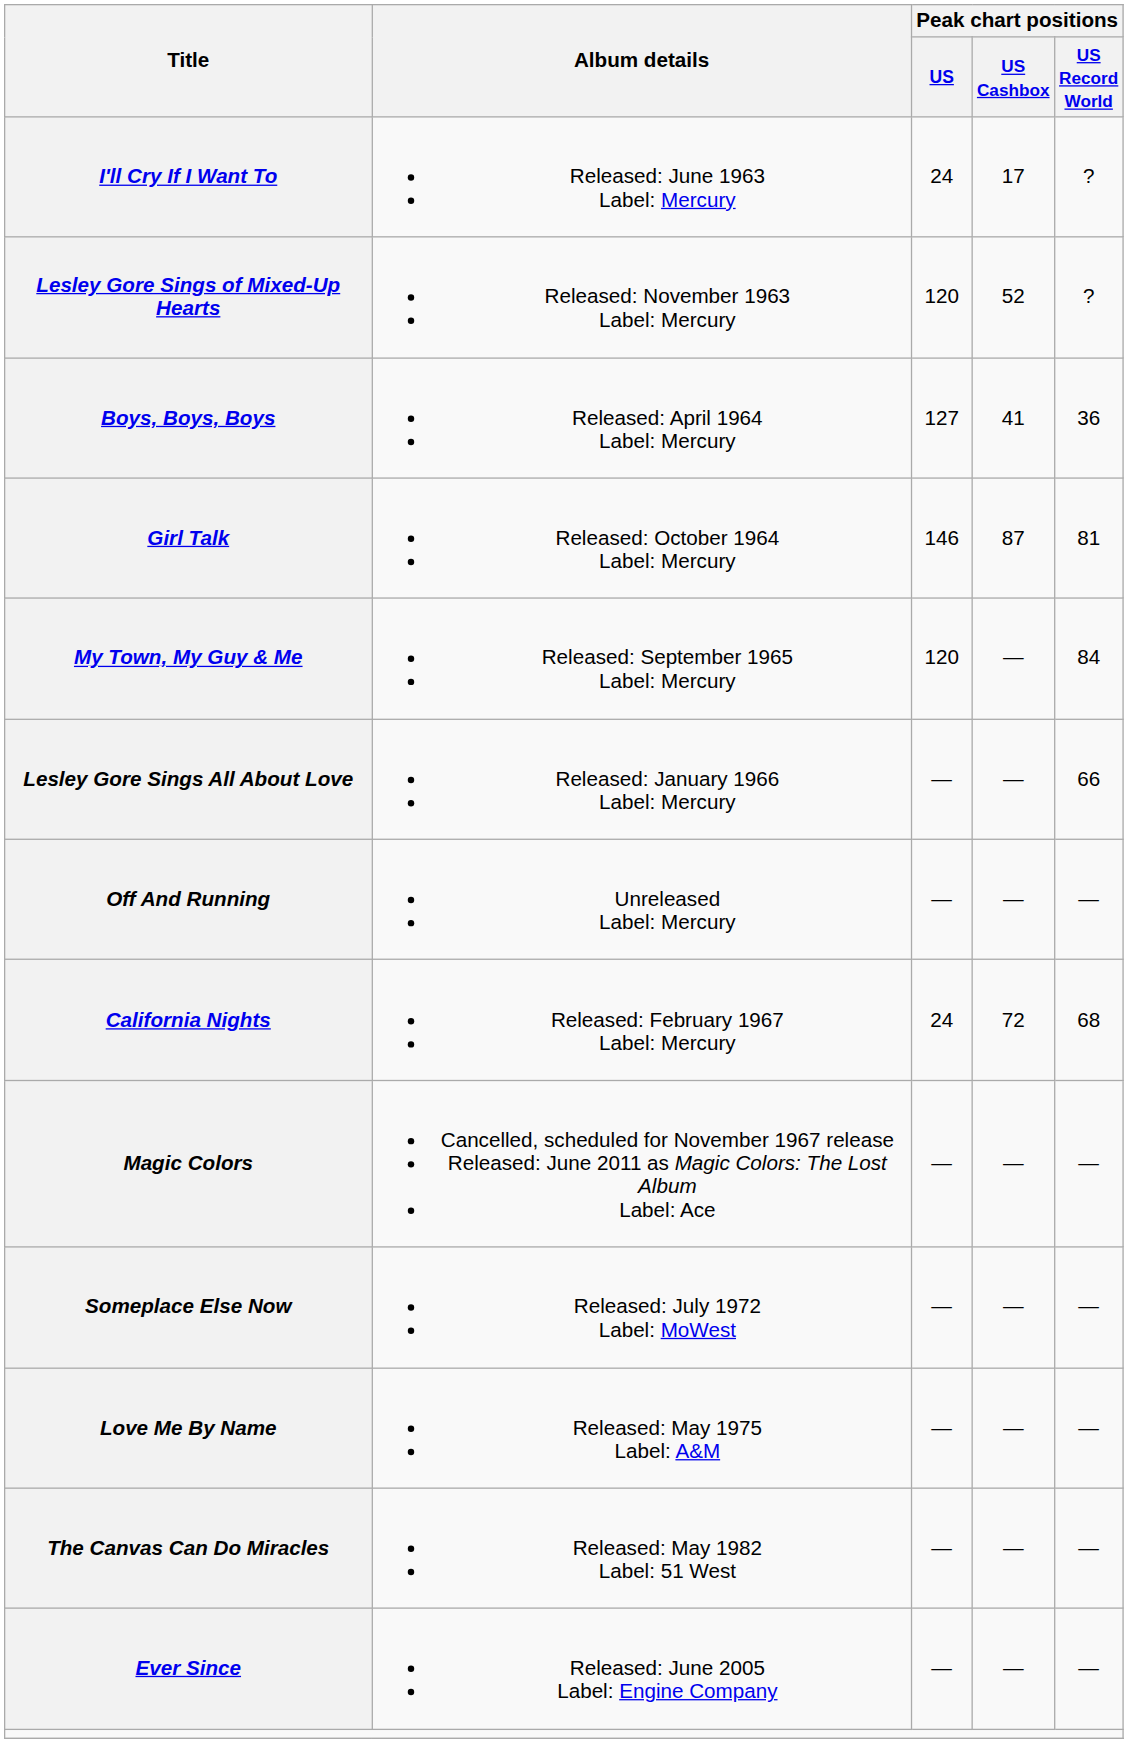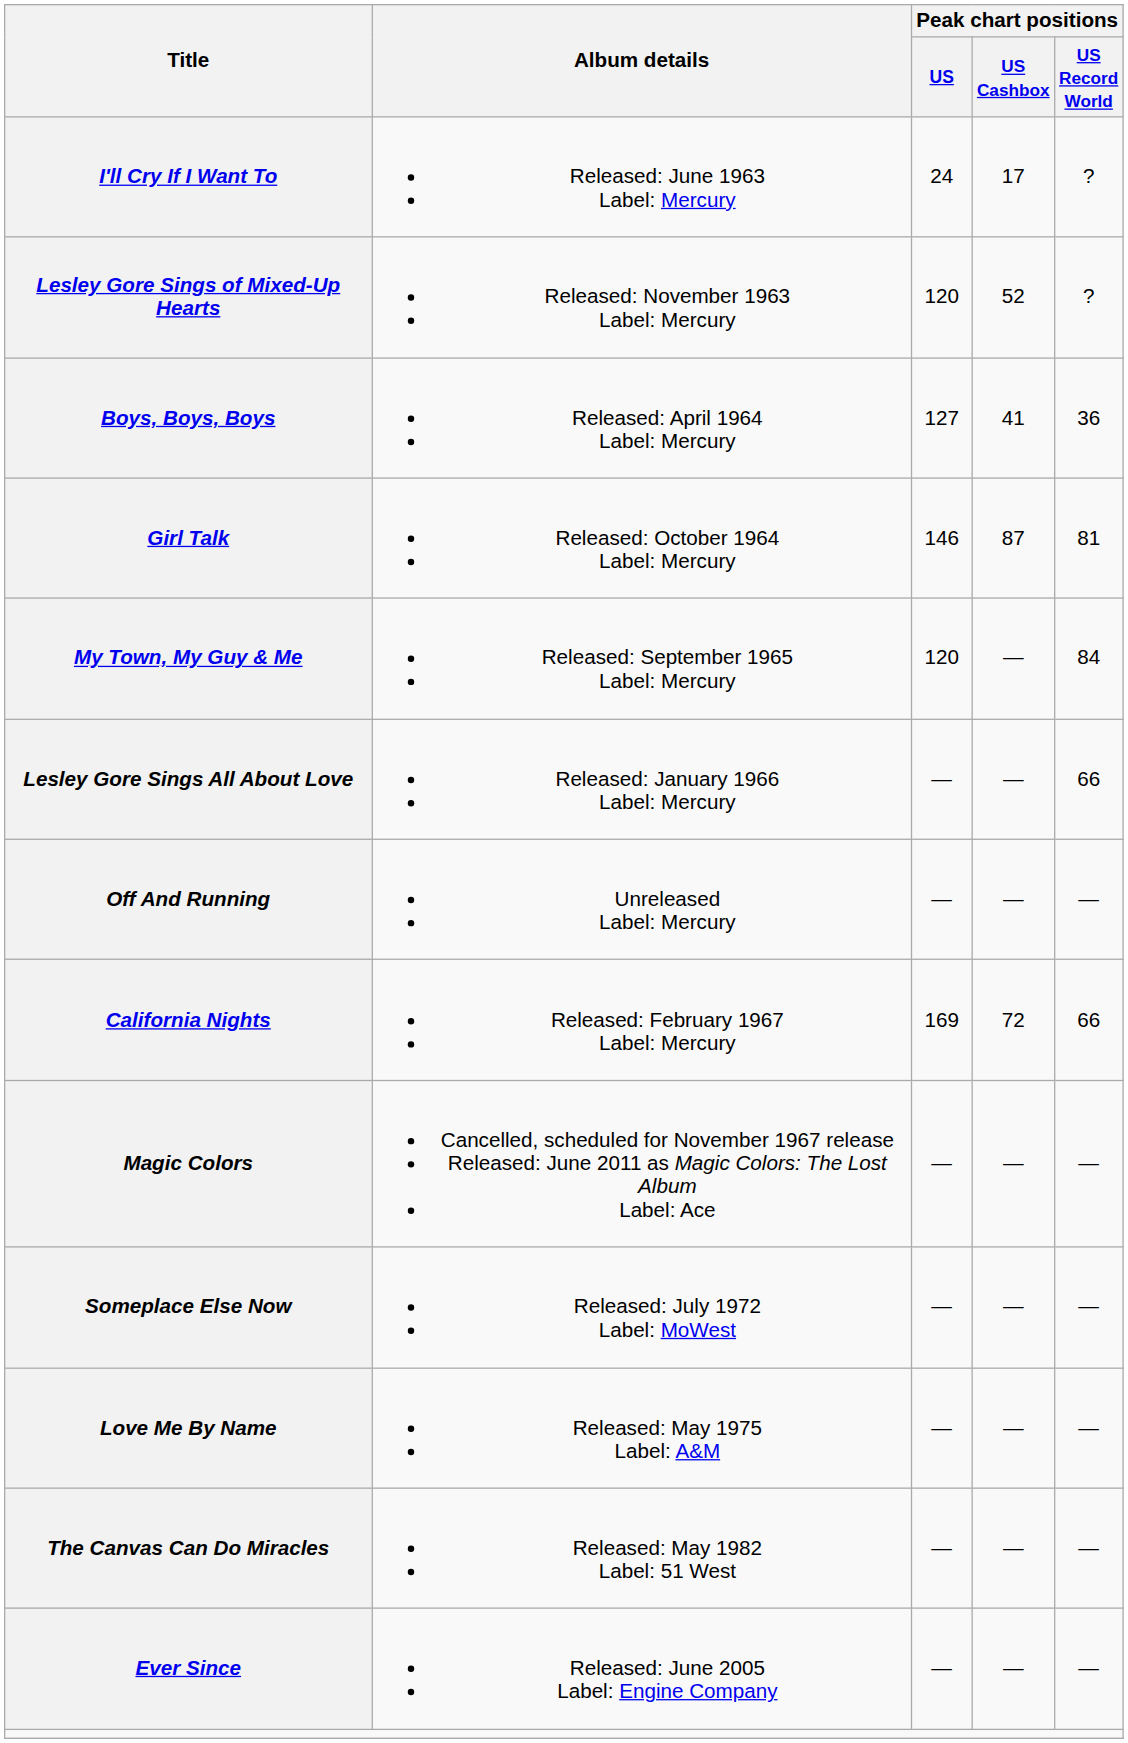(942, 1019) 24 -> (942, 1019) 169
(1089, 1019) 68 -> (1089, 1019) 66
